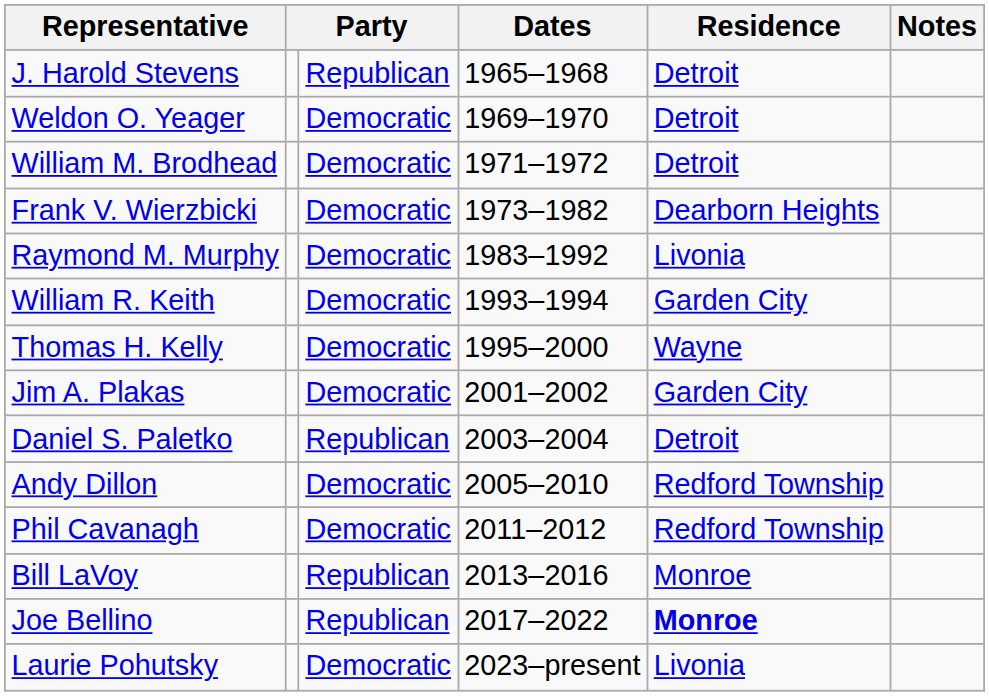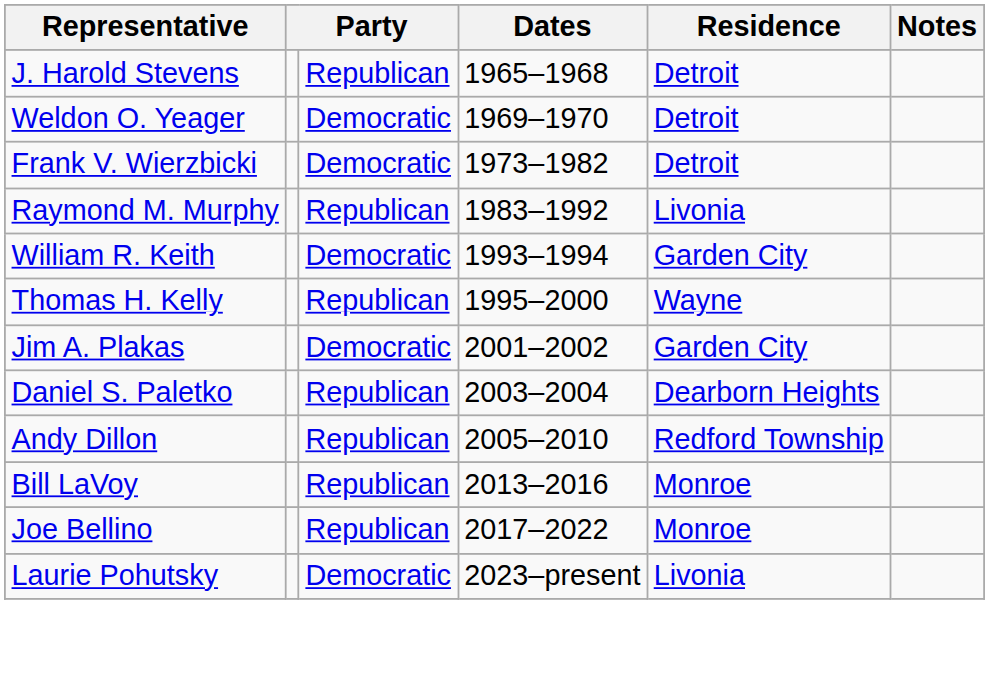- row: (144, 164)
(767, 210) Dearborn Heights -> (696, 164) Detroit
(378, 255) Democratic -> (377, 210) Republican
(378, 347) Democratic -> (377, 301) Republican
(696, 438) Detroit -> (767, 392) Dearborn Heights
(378, 484) Democratic -> (377, 438) Republican
- row: (105, 529)
(706, 621) bold -> (703, 529) normal
